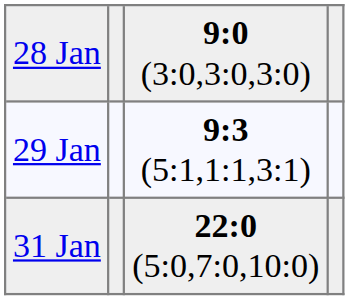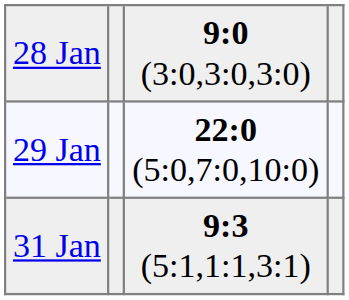(226, 148) 9:3 (5:1,1:1,3:1) -> (226, 148) 22:0 (5:0,7:0,10:0)
(226, 245) 22:0 (5:0,7:0,10:0) -> (226, 245) 9:3 (5:1,1:1,3:1)
